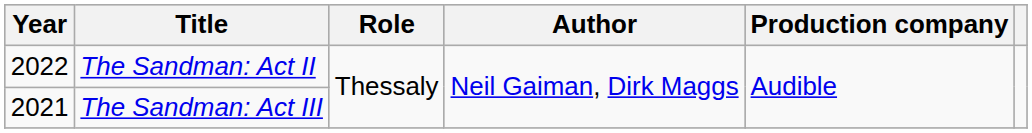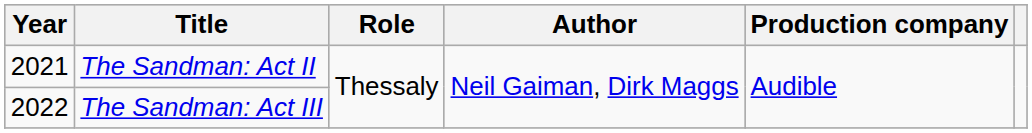(40, 66) 2022 -> (40, 66) 2021
(40, 107) 2021 -> (40, 107) 2022
